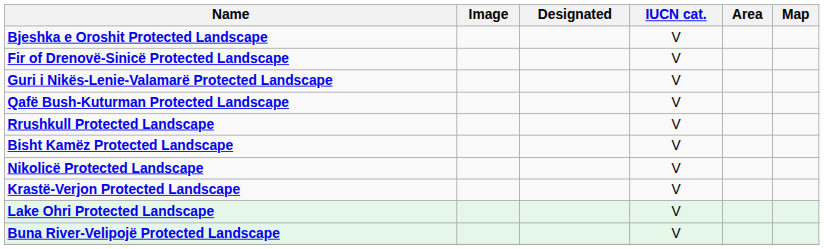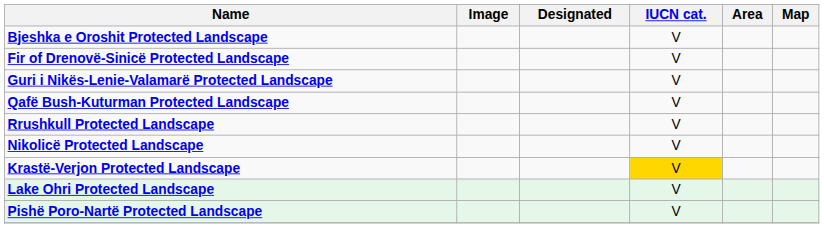- row: (120, 146)
(676, 189) no background -> (676, 168) gold background
+ row: (135, 211)
- row: (144, 233)
